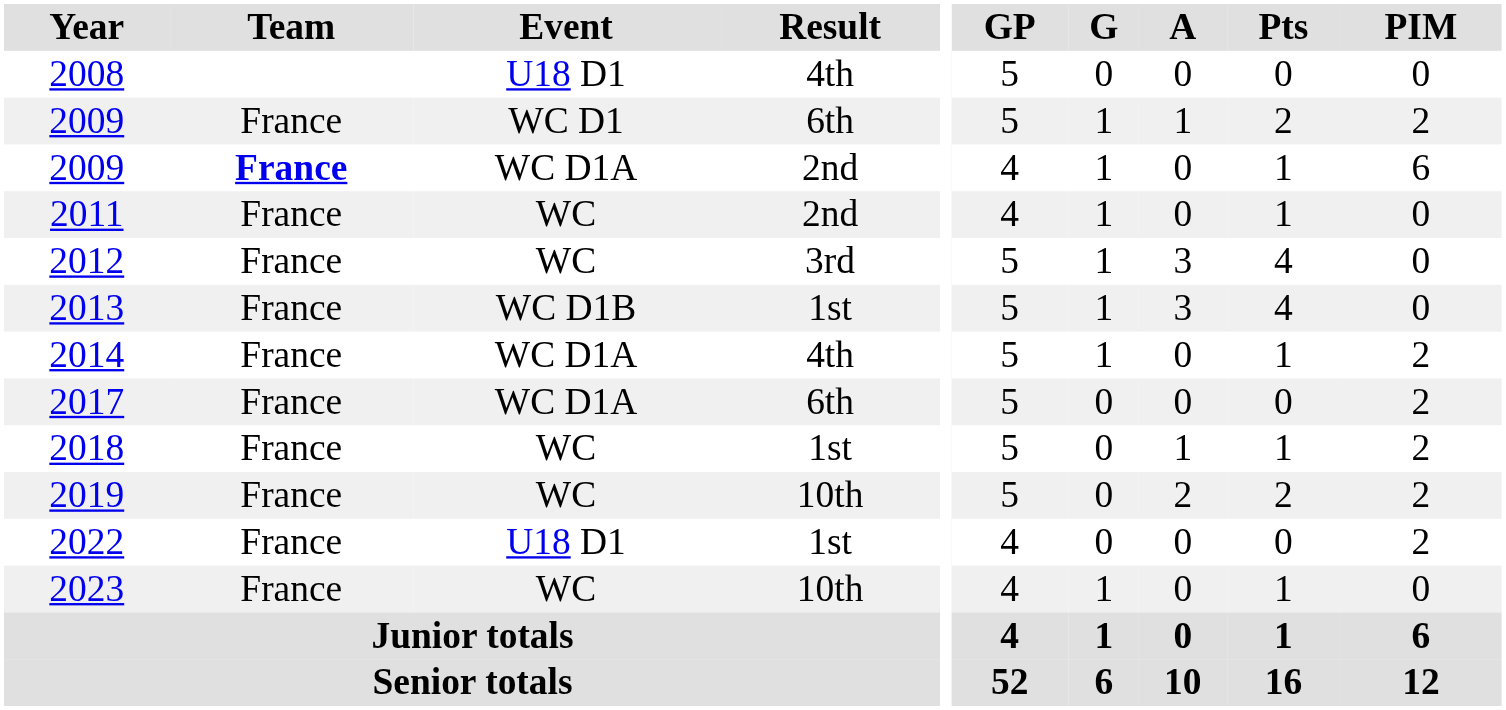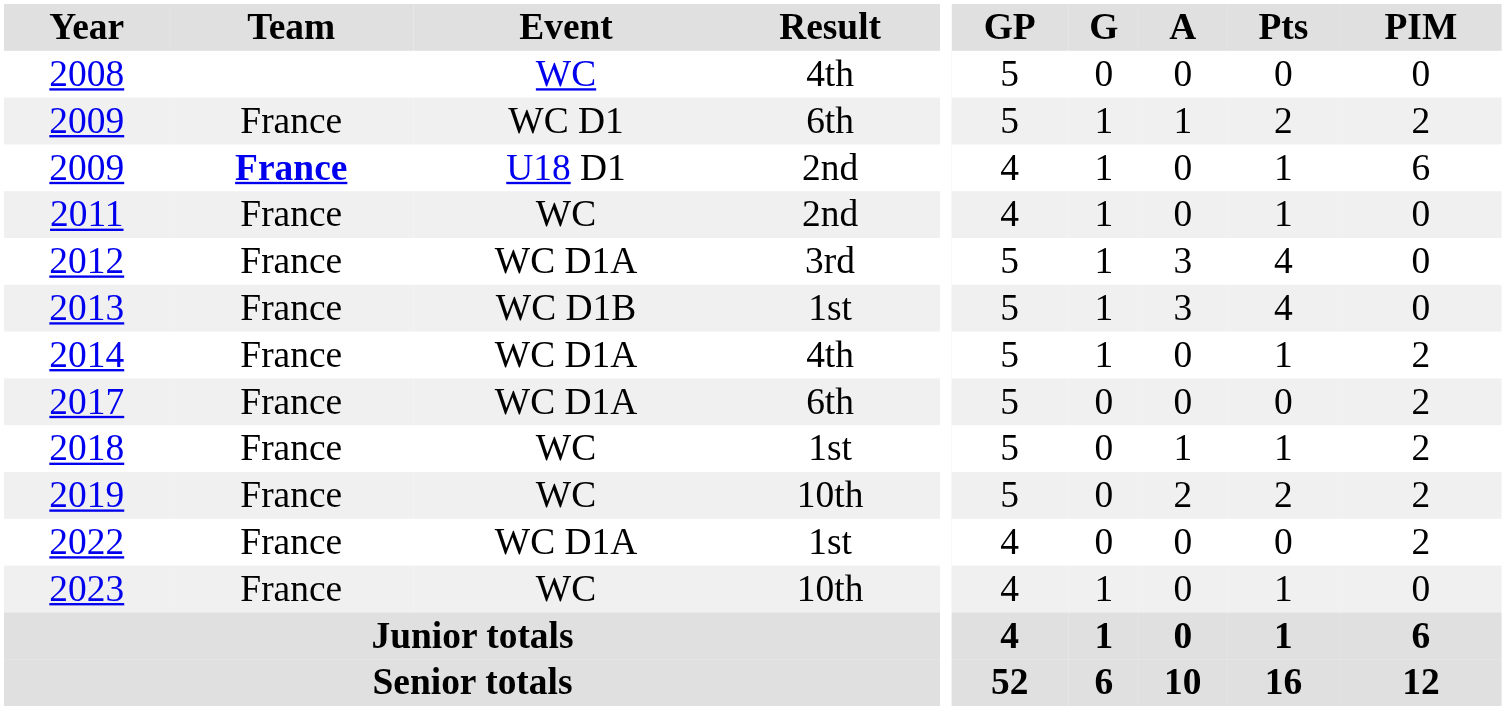(566, 73) U18 D1 -> (566, 73) WC
(566, 167) WC D1A -> (566, 167) U18 D1
(566, 260) WC -> (566, 260) WC D1A
(566, 541) U18 D1 -> (566, 541) WC D1A
